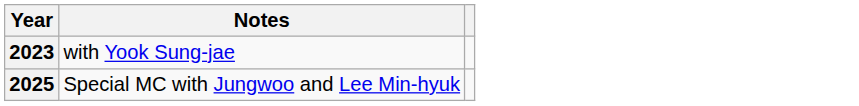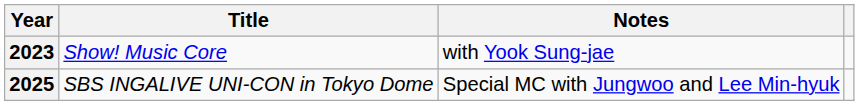+ column: (248, 20)
